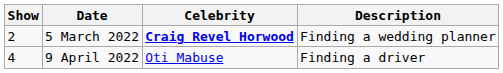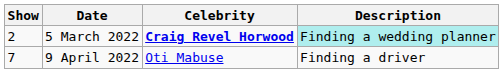(398, 36) no background -> (398, 36) paleturquoise background
(12, 57) 4 -> (12, 57) 7
